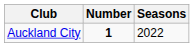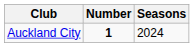(150, 33) 2022 -> (150, 33) 2024
